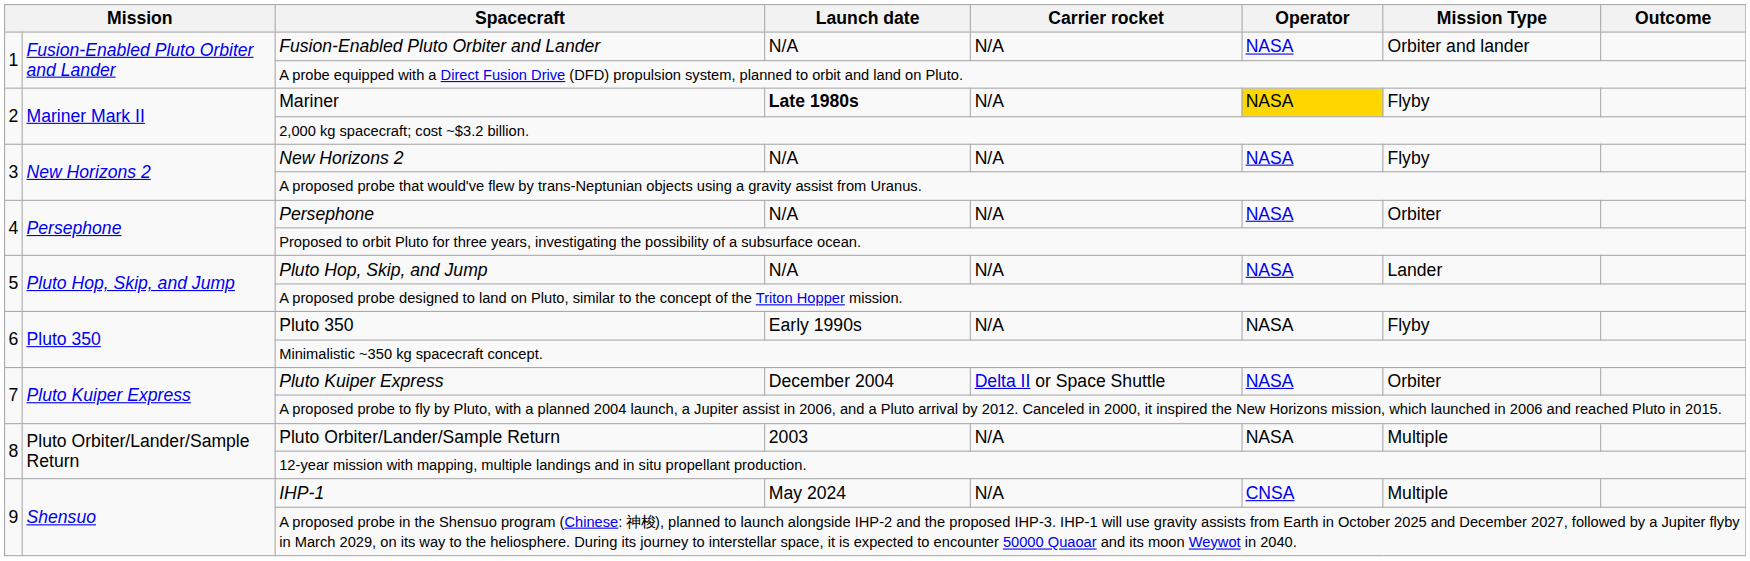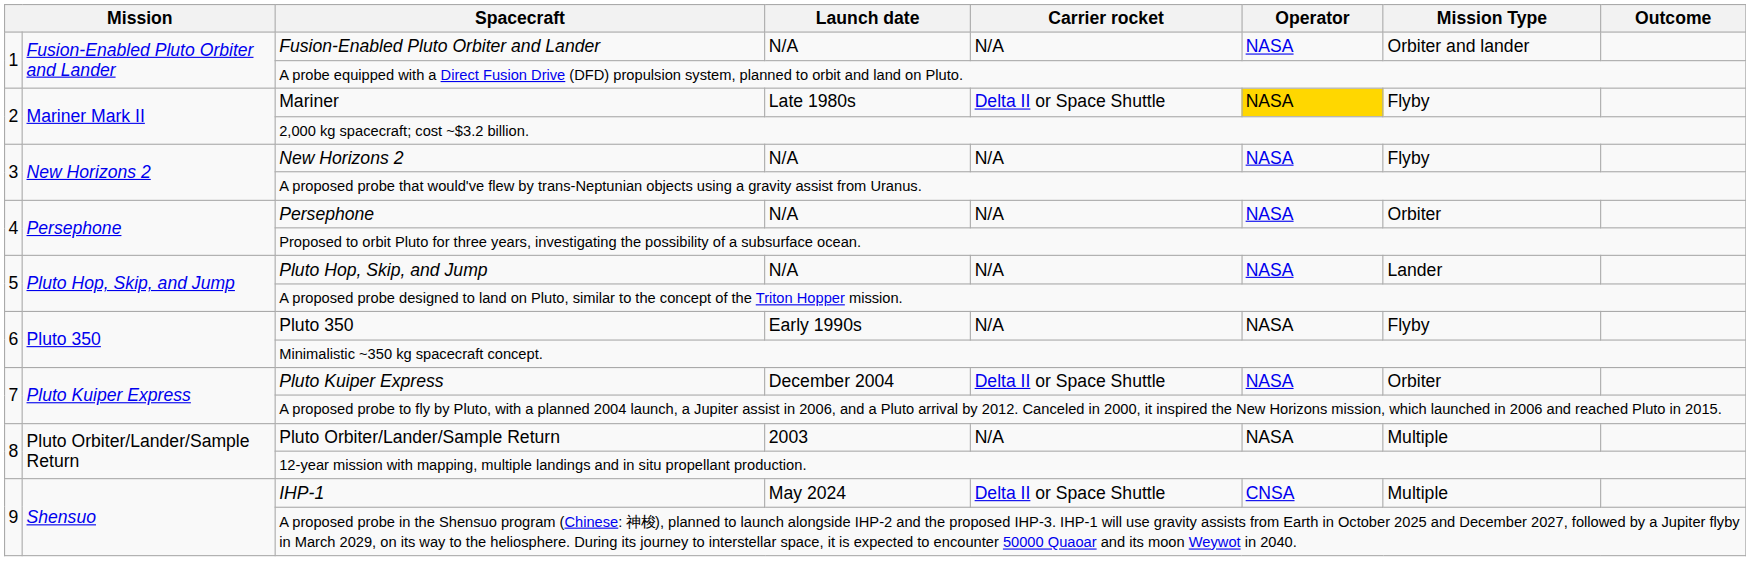(814, 102) bold -> (812, 102) normal
(989, 102) N/A -> (1070, 102) Delta II or Space Shuttle
(989, 492) N/A -> (1070, 492) Delta II or Space Shuttle
